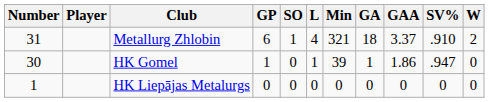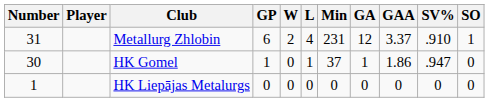columns swapped: (473, 16) <-> (293, 16)
(339, 39) 321 -> (334, 39) 231
(370, 39) 18 -> (365, 39) 12
(339, 62) 39 -> (334, 62) 37
